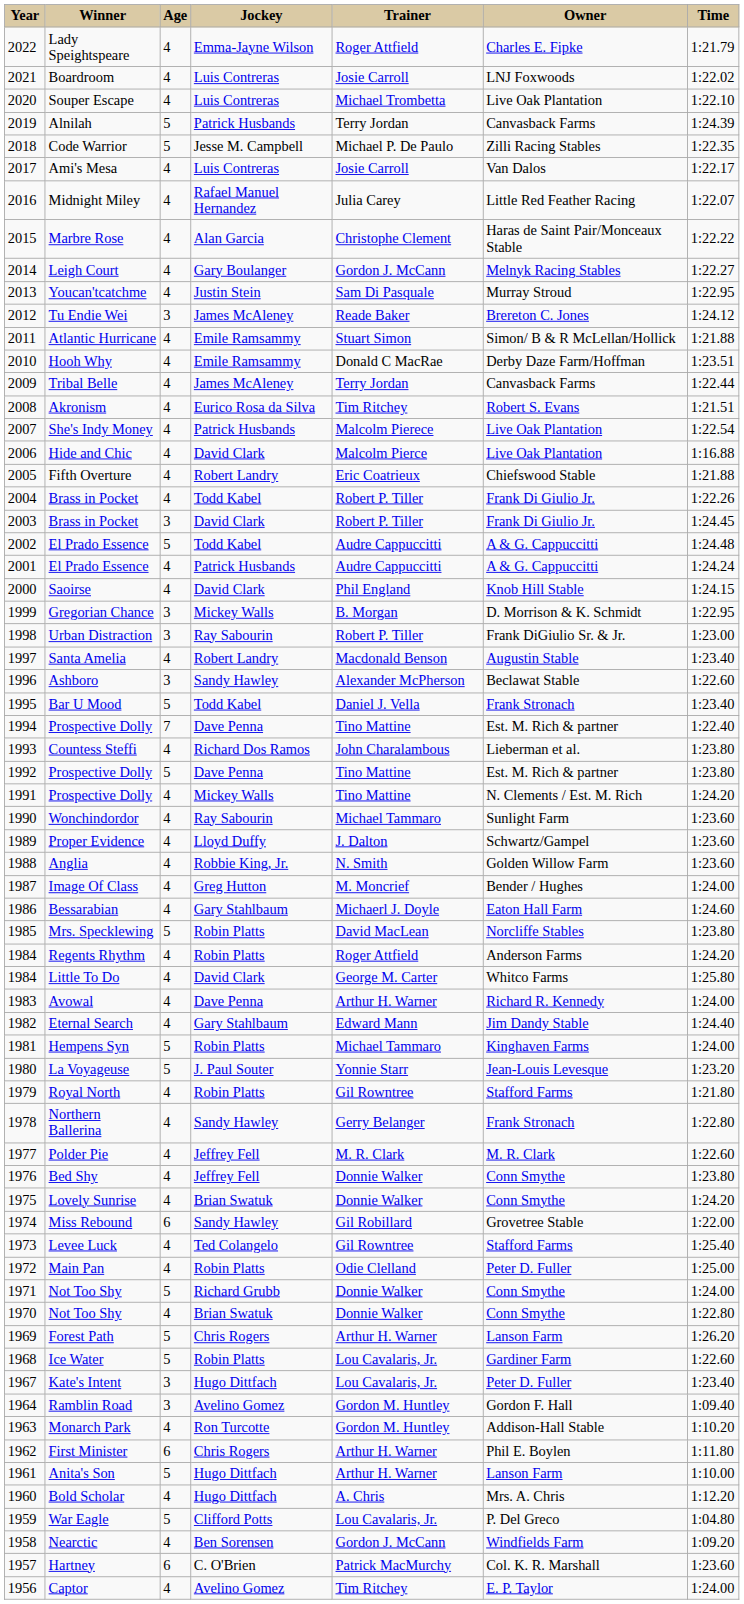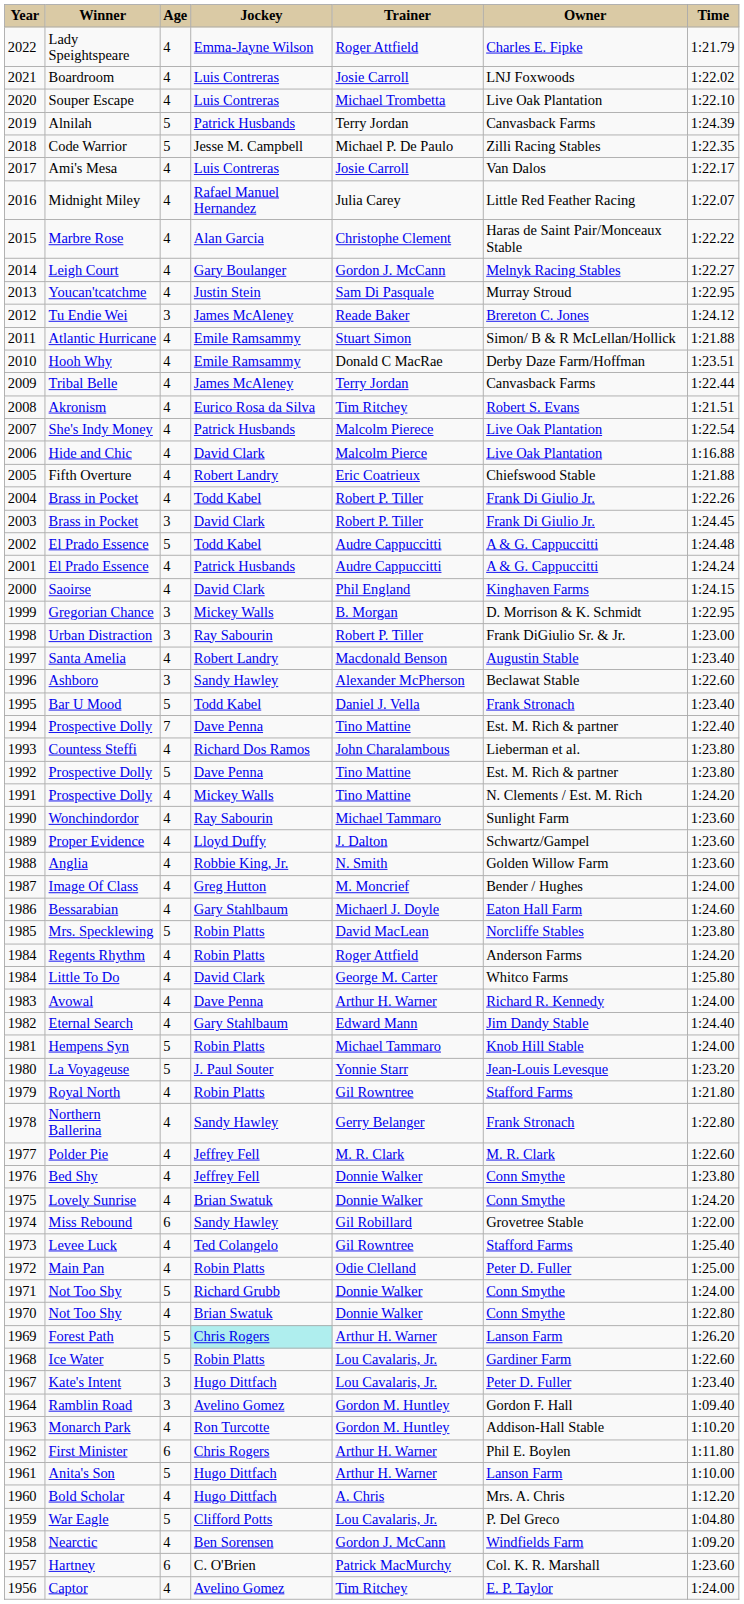(535, 589) Knob Hill Stable -> (538, 589) Kinghaven Farms
(538, 1046) Kinghaven Farms -> (535, 1046) Knob Hill Stable
(232, 1336) no background -> (232, 1336) paleturquoise background
